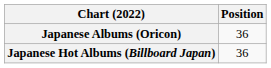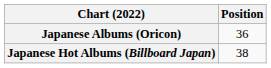(242, 53) 36 -> (242, 53) 38
